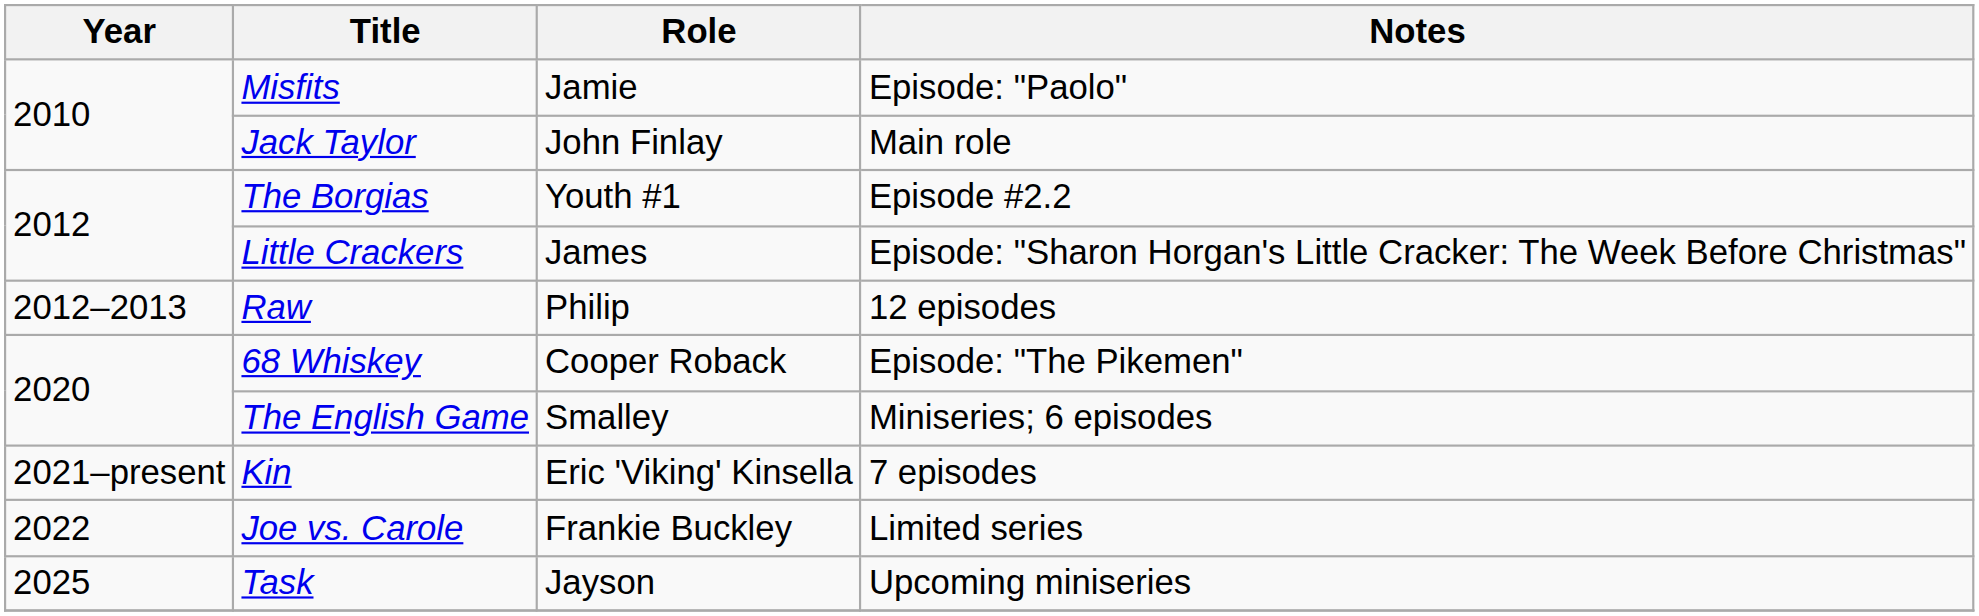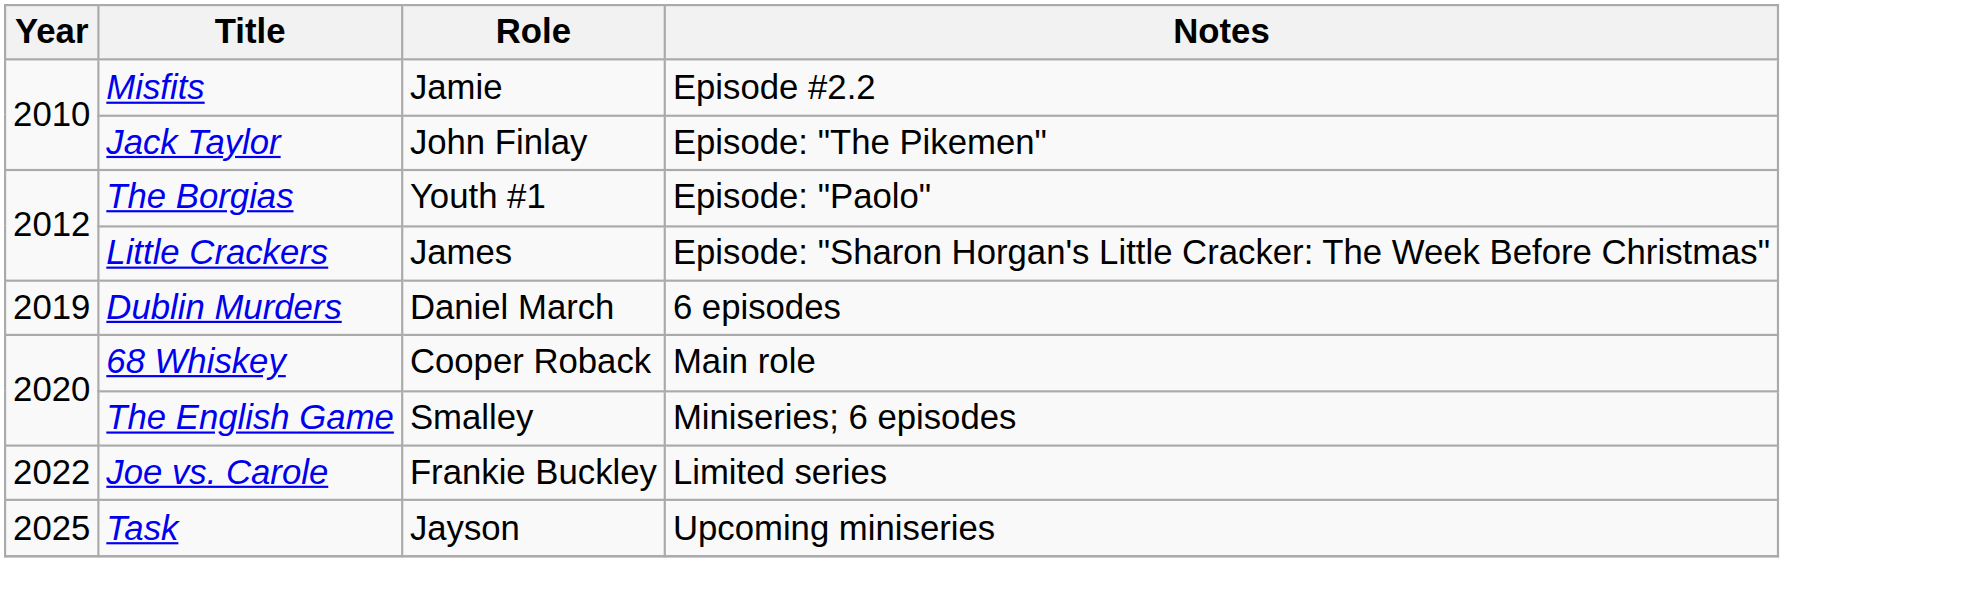(998, 87) Episode: "Paolo" -> (774, 87) Episode #2.2
(940, 142) Main role -> (860, 142) Episode: "The Pikemen"
(970, 197) Episode #2.2 -> (802, 197) Episode: "Paolo"
- row: (276, 307)
+ row: (224, 307)
(1056, 362) Episode: "The Pikemen" -> (744, 362) Main role
- row: (267, 472)
